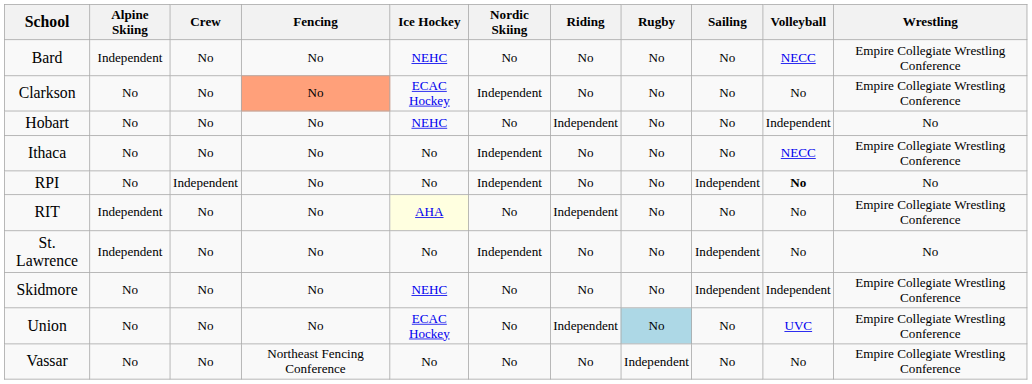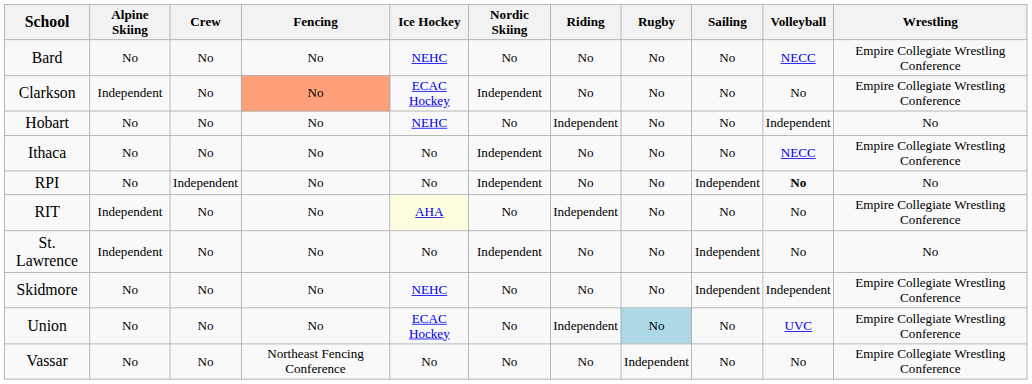(130, 57) Independent -> (130, 57) No
(130, 93) No -> (130, 93) Independent
